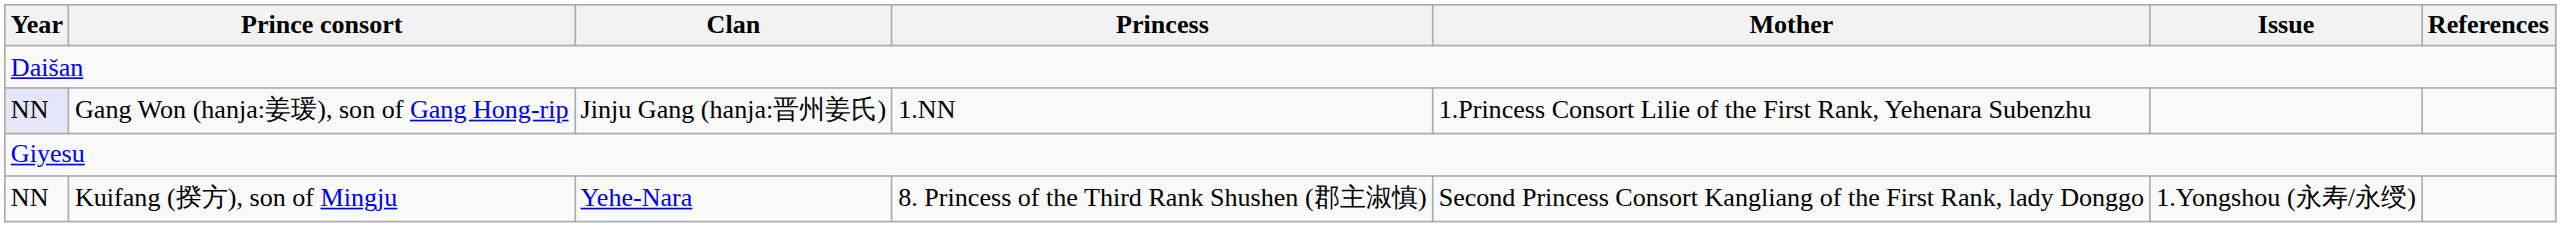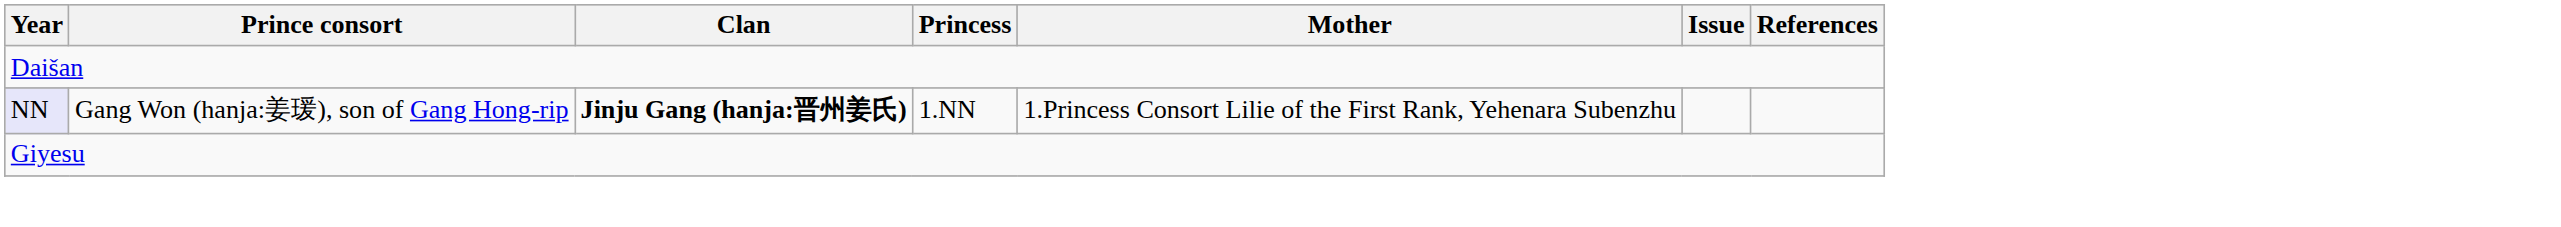(733, 109) normal -> (744, 109) bold
- row: (236, 197)
